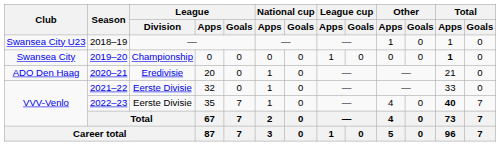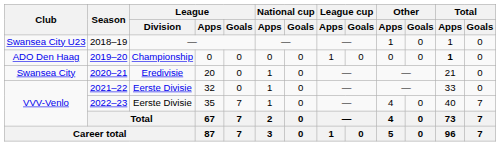(46, 57) Swansea City -> (46, 57) ADO Den Haag
(46, 73) ADO Den Haag -> (46, 73) Swansea City
(450, 103) bold -> (450, 103) normal
